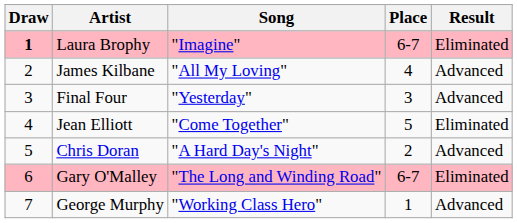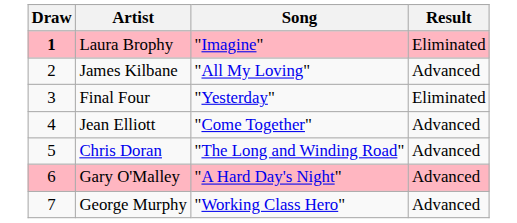- column: (408, 17)
(469, 97) Advanced -> (449, 97) Eliminated
(472, 124) Eliminated -> (446, 124) Advanced
(245, 151) "A Hard Day's Night" -> (299, 151) "The Long and Winding Road"
(276, 177) "The Long and Winding Road" -> (268, 177) "A Hard Day's Night"
(472, 177) Eliminated -> (446, 177) Advanced
